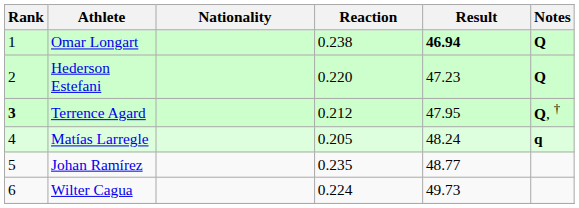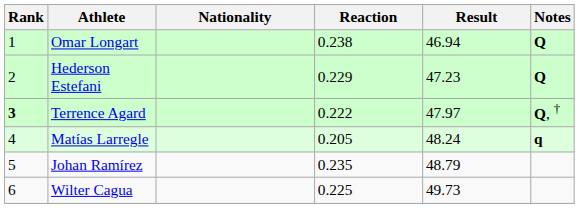(443, 42) bold -> (443, 42) normal
(335, 77) 0.220 -> (335, 77) 0.229
(335, 113) 0.212 -> (335, 113) 0.222
(443, 113) 47.95 -> (443, 113) 47.97
(443, 165) 48.77 -> (443, 165) 48.79
(335, 190) 0.224 -> (335, 190) 0.225
